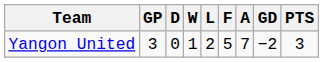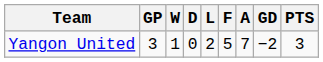columns swapped: (193, 18) <-> (175, 18)
